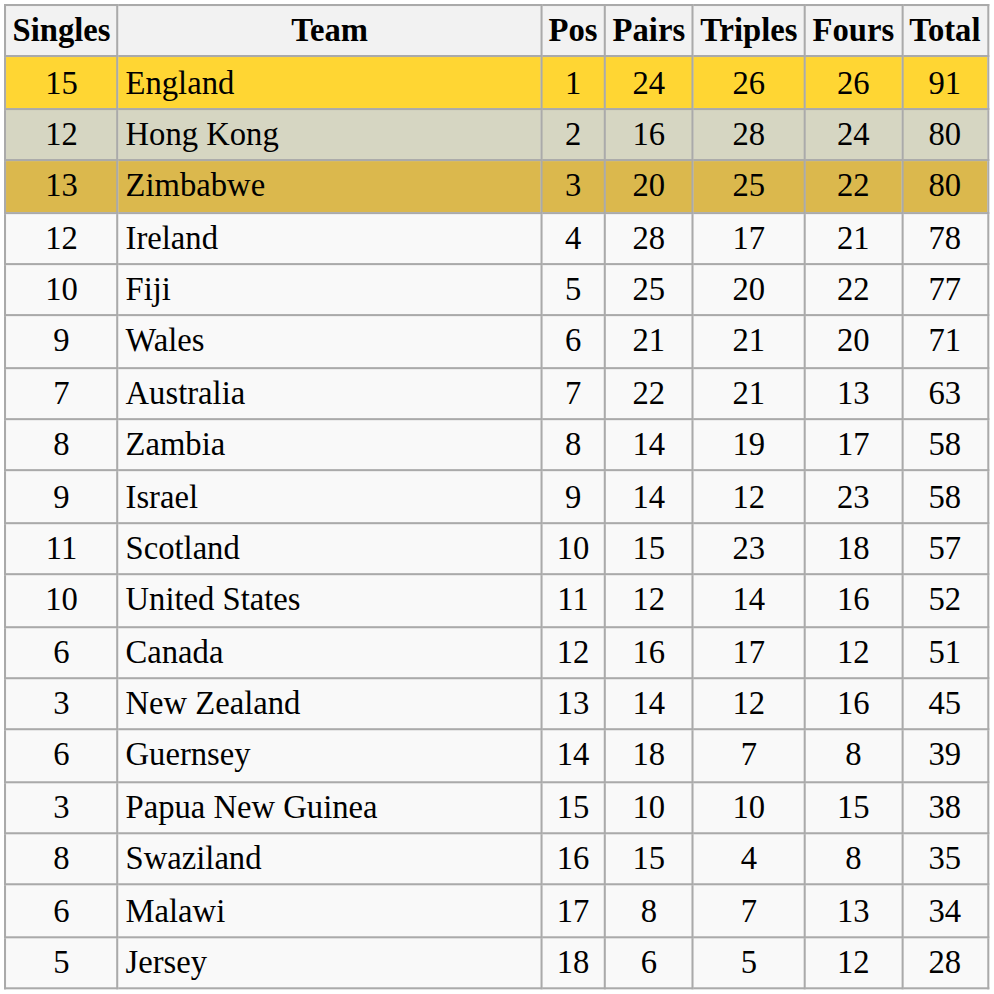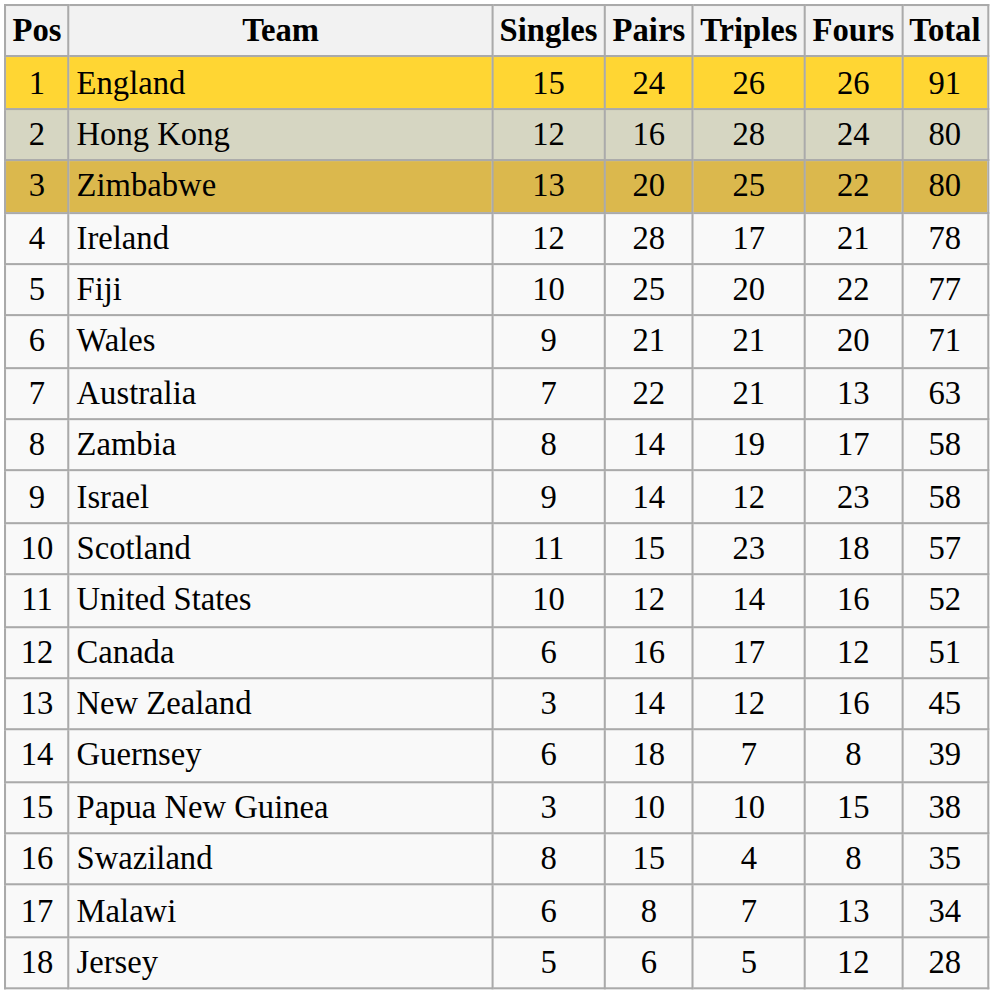columns swapped: (573, 30) <-> (62, 30)
